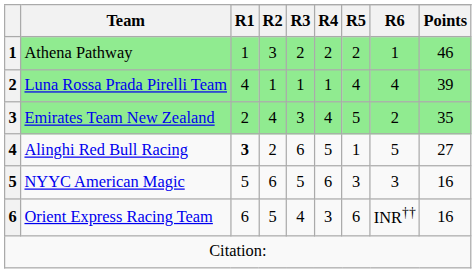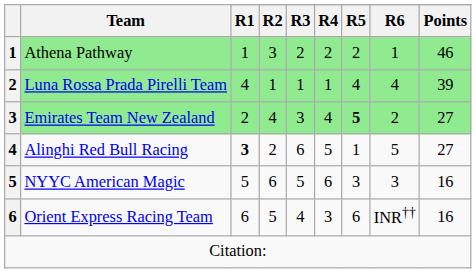(356, 118) normal -> (356, 118) bold
(445, 118) 35 -> (445, 118) 27
